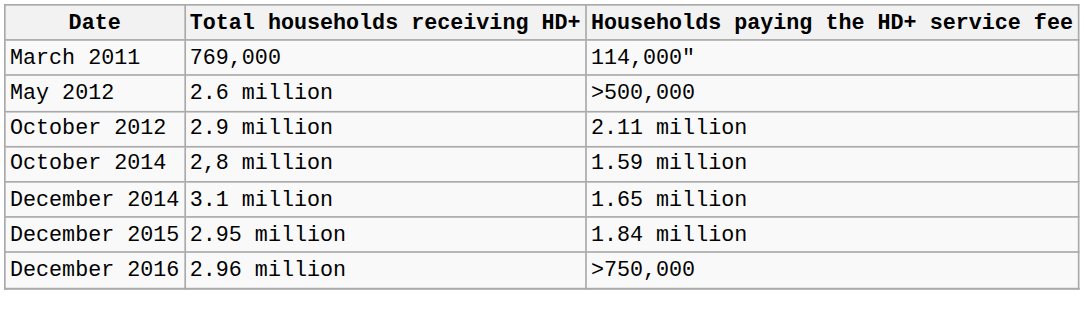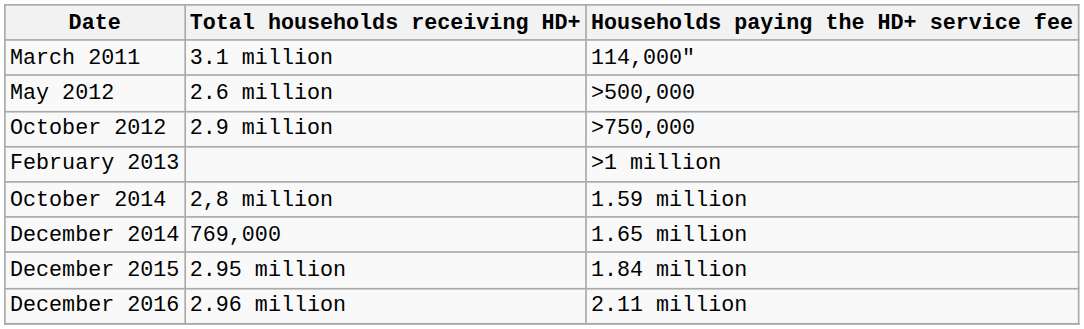(235, 58) 769,000 -> (261, 58) 3.1 million
(669, 129) 2.11 million -> (643, 129) >750,000
+ row: (95, 164)
(261, 199) 3.1 million -> (235, 235) 769,000
(643, 270) >750,000 -> (669, 306) 2.11 million
